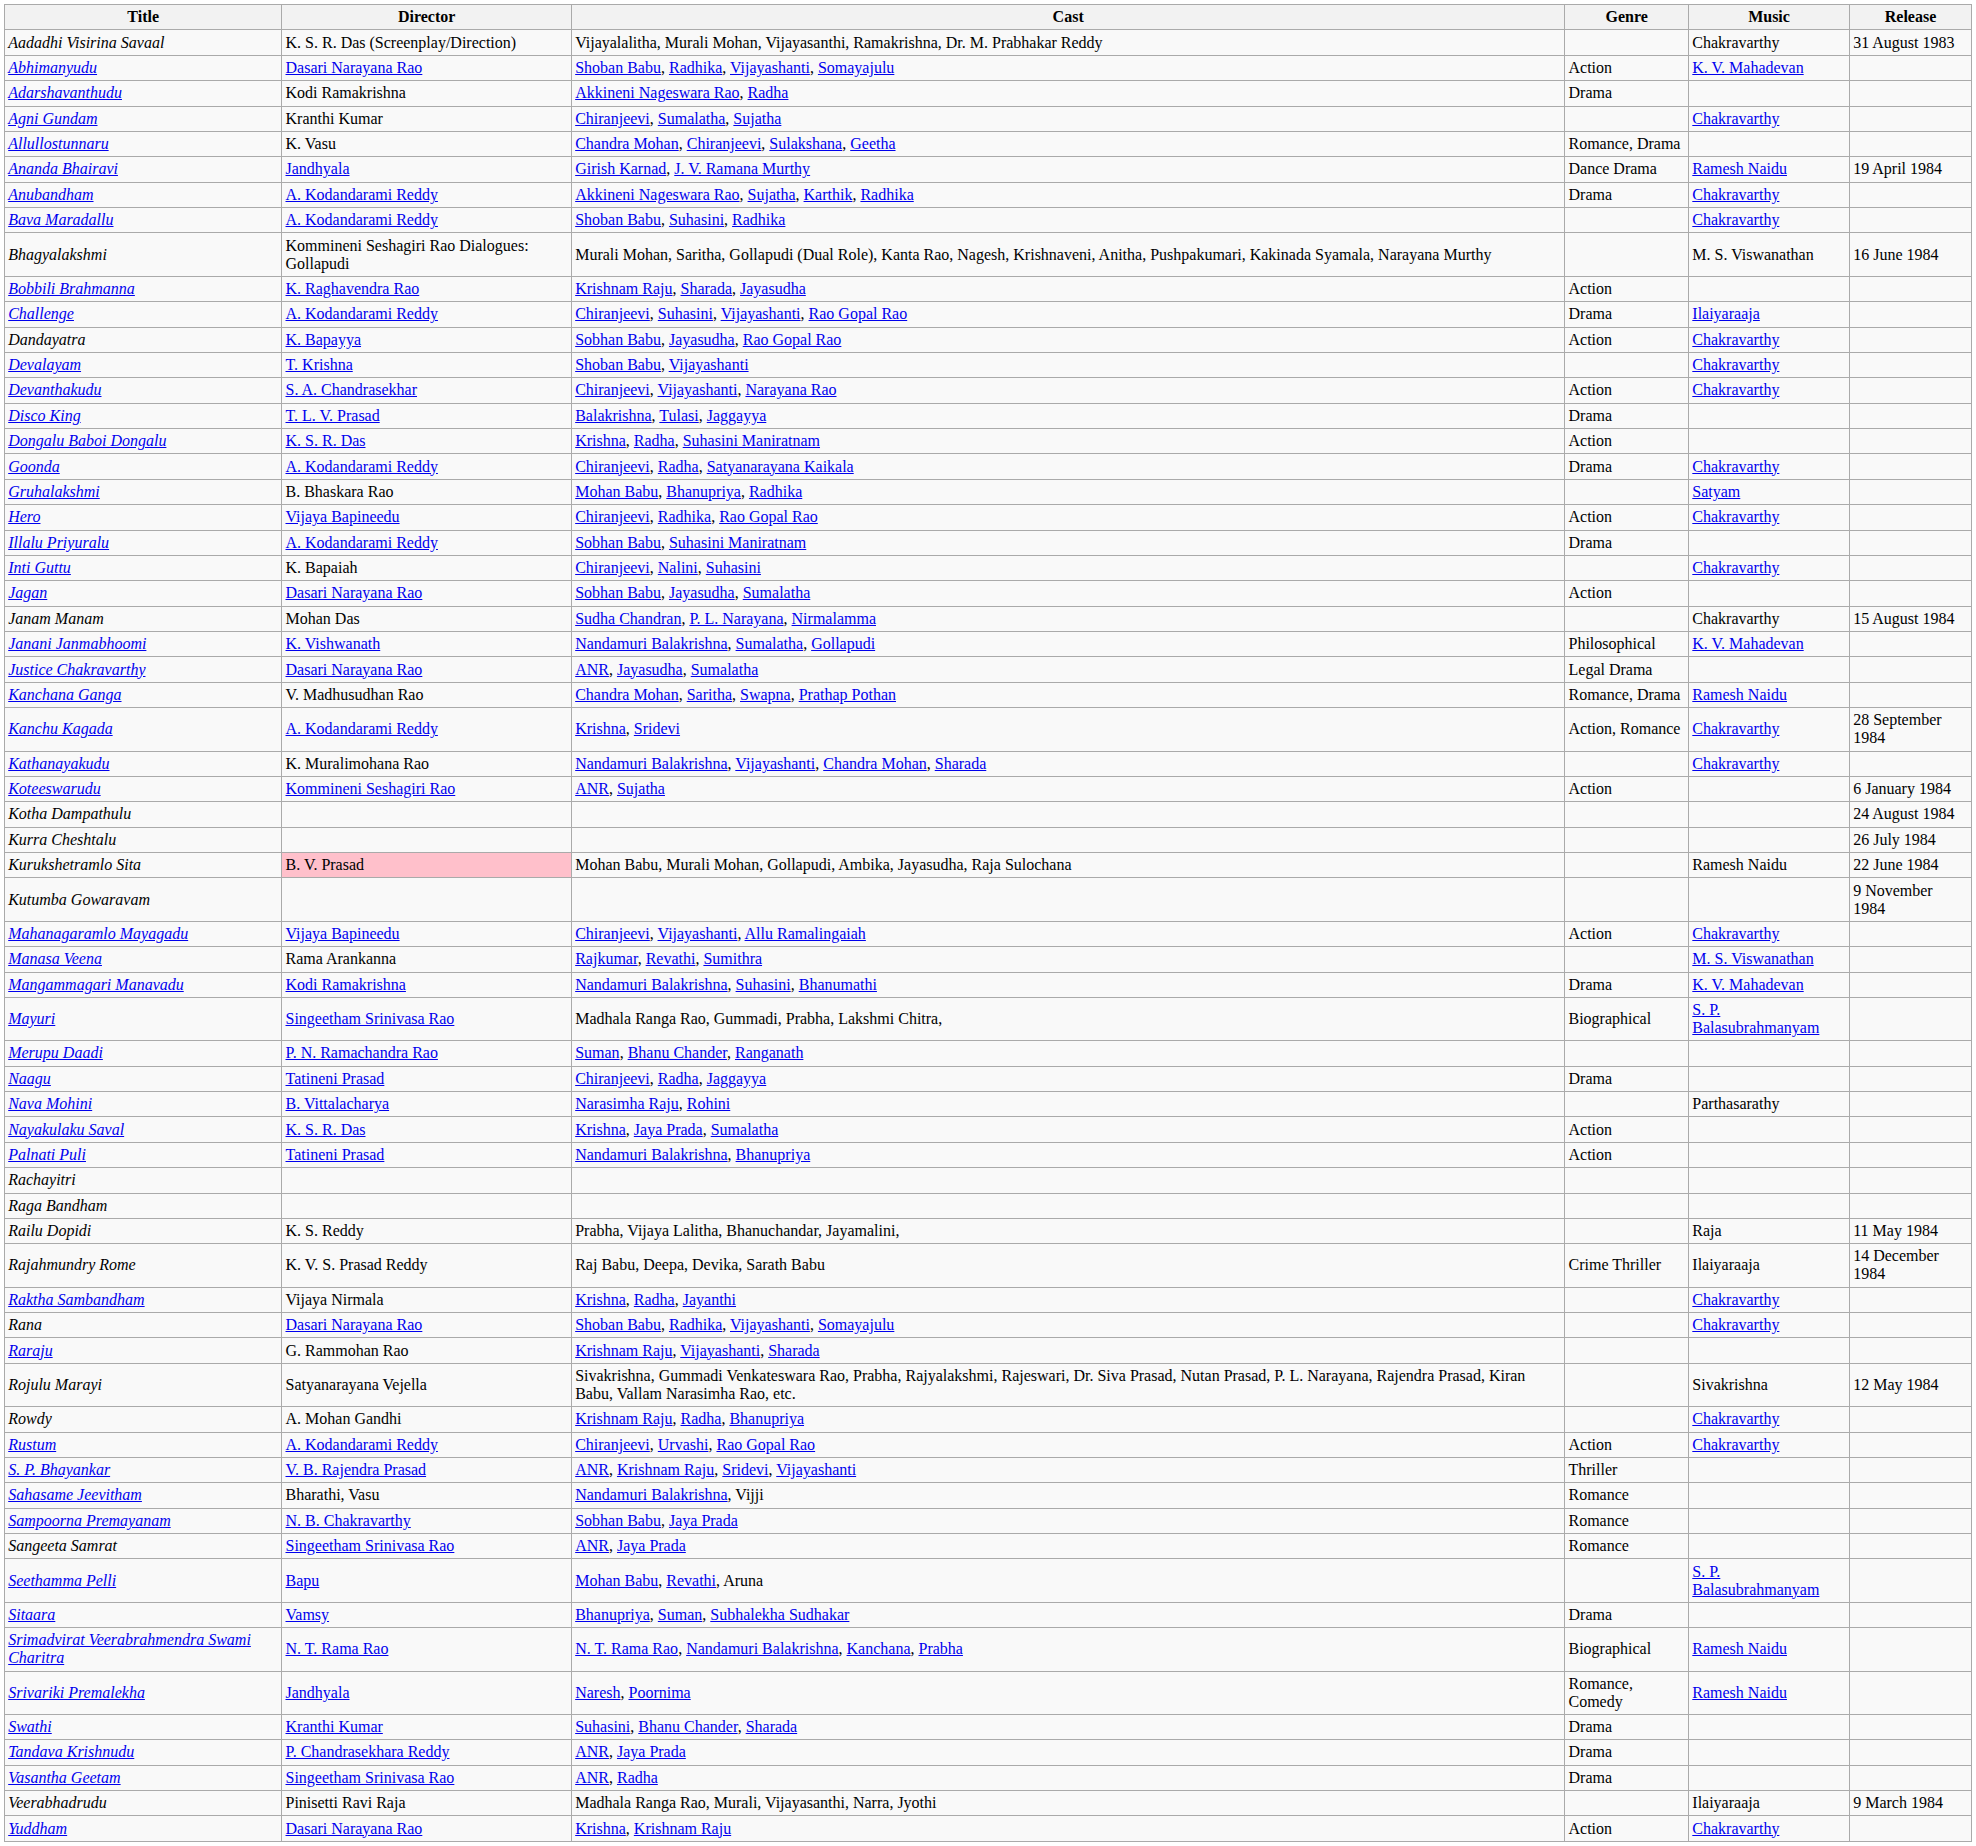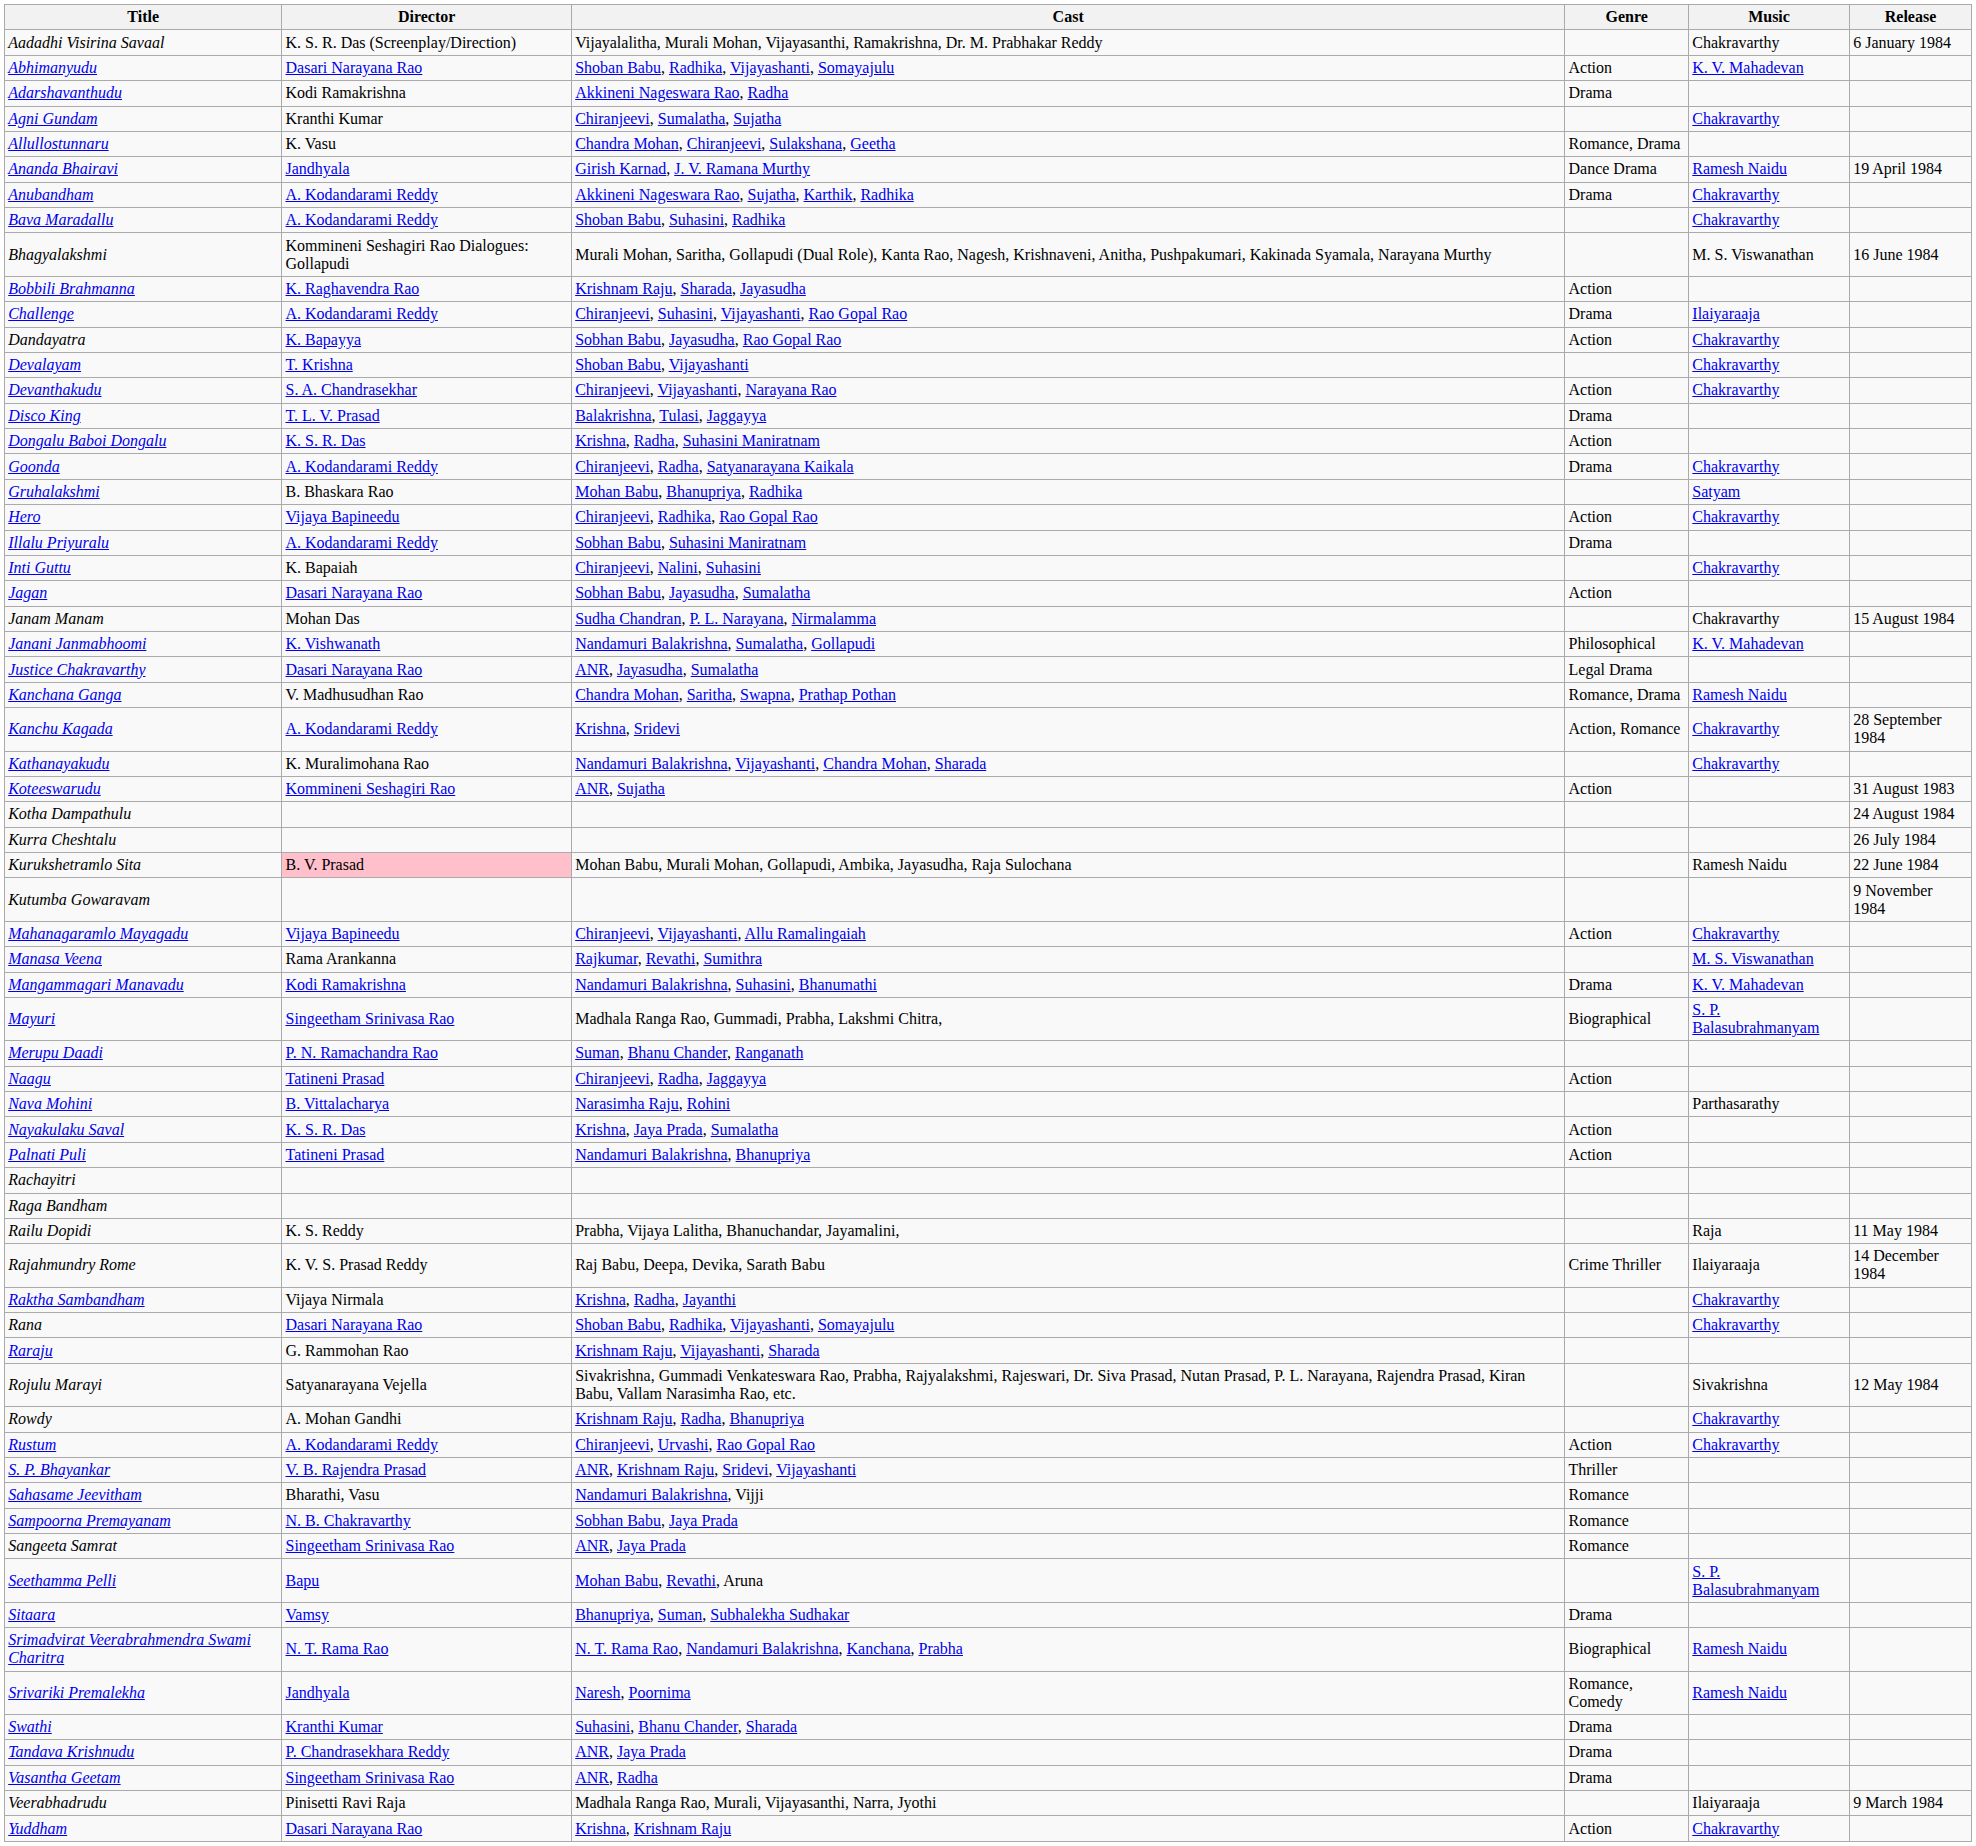(1904, 42) 31 August 1983 -> (1902, 42) 6 January 1984
(1902, 789) 6 January 1984 -> (1904, 789) 31 August 1983
(1590, 1078) Drama -> (1590, 1078) Action
